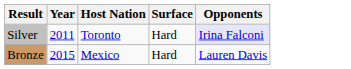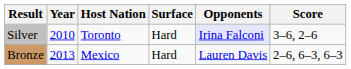+ column: (308, 14)
(62, 34) 2011 -> (62, 34) 2010
(62, 54) 2015 -> (62, 54) 2013
